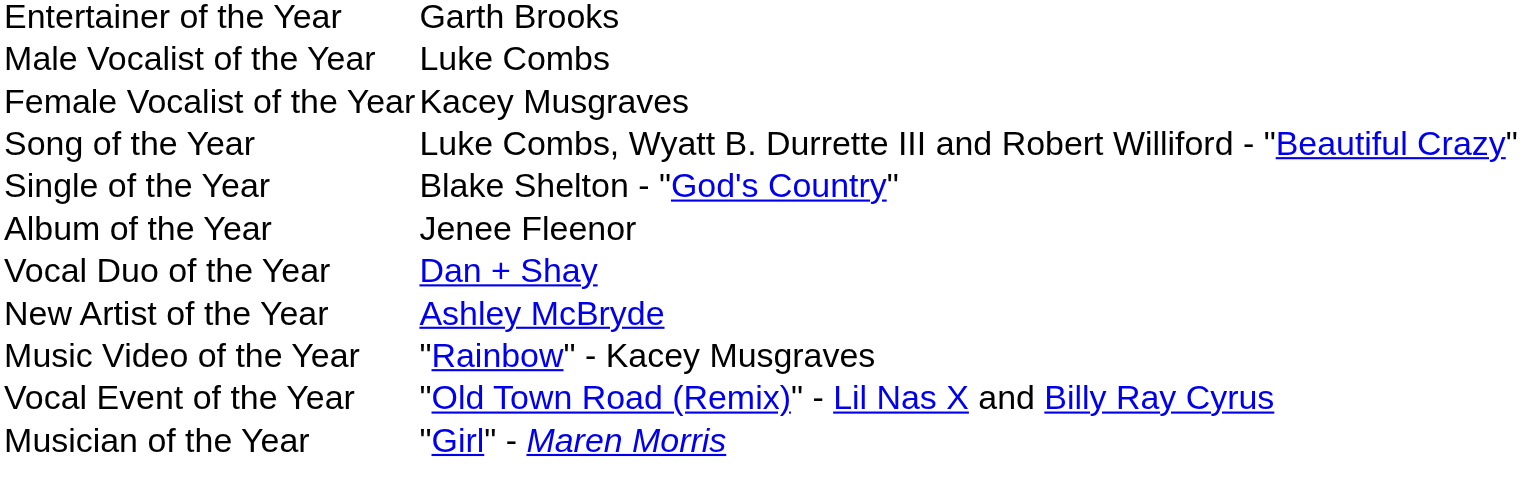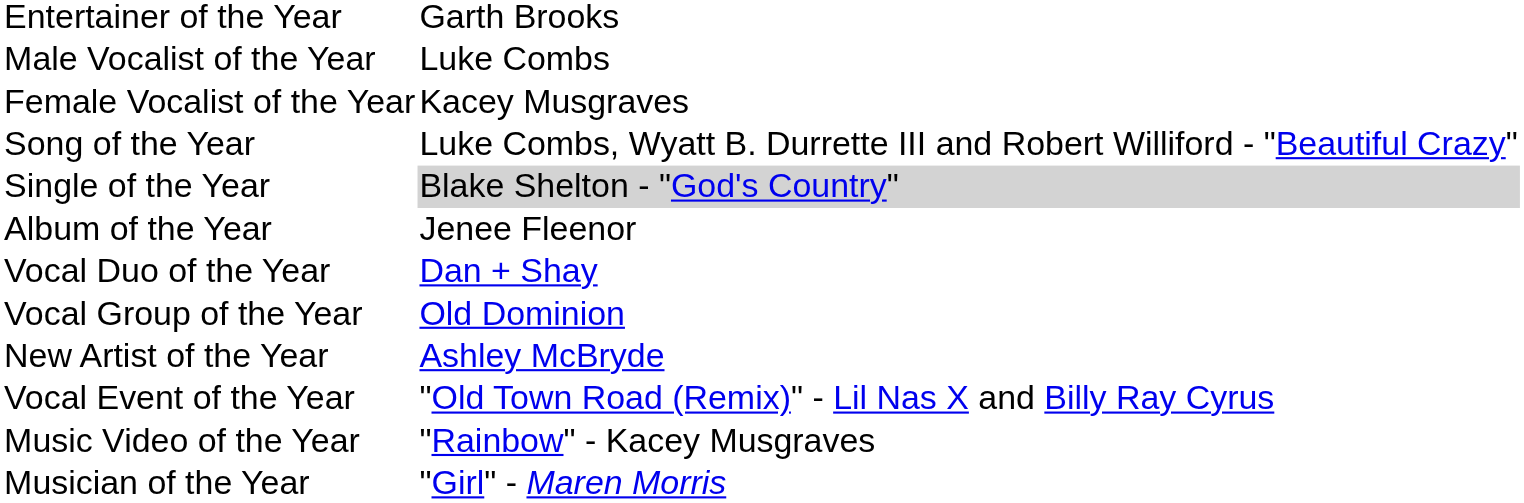(659, 186) no background -> (659, 186) lightgrey background
+ row: (183, 313)
rows swapped: (180, 398) <-> (182, 355)
